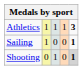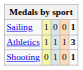rows swapped: (23, 27) <-> (20, 42)
(73, 58) lightgrey background -> (73, 58) no background
